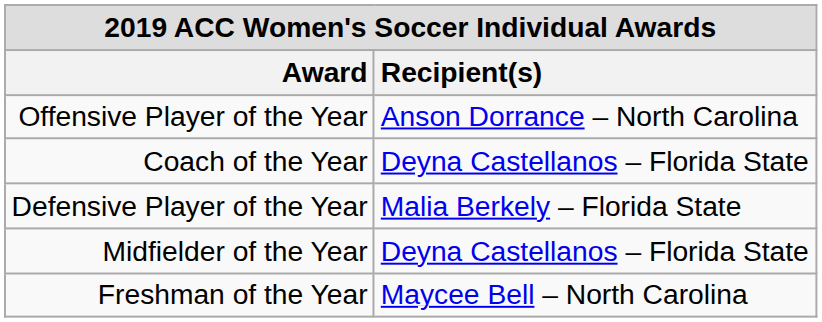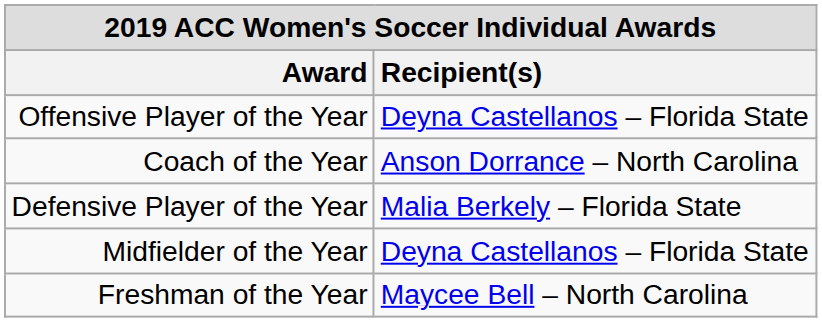(589, 117) Anson Dorrance – North Carolina -> (595, 117) Deyna Castellanos – Florida State
(595, 161) Deyna Castellanos – Florida State -> (589, 161) Anson Dorrance – North Carolina
